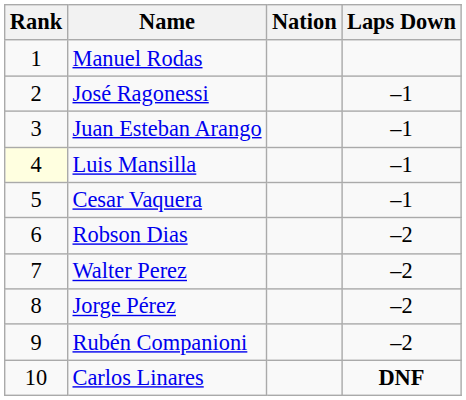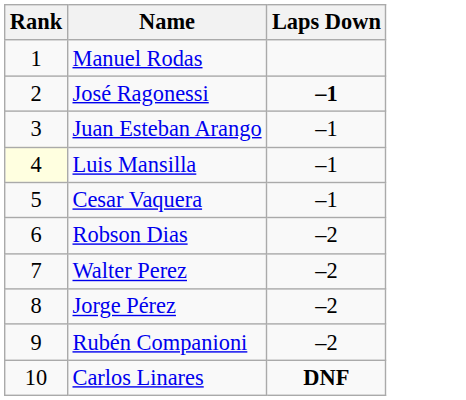- column: (304, 22)
(401, 93) normal -> (326, 93) bold
